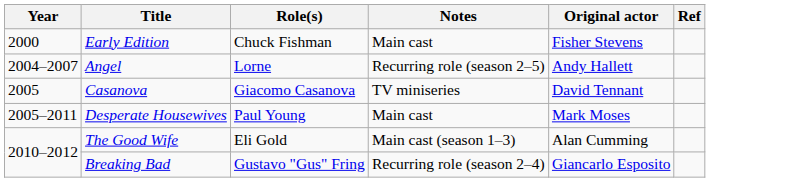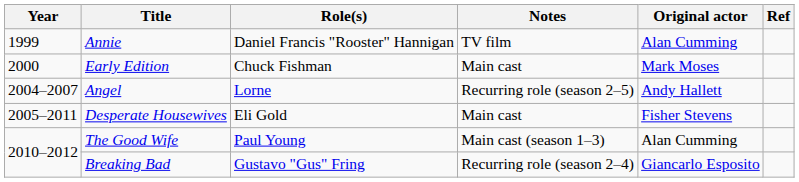+ row: (103, 41)
(597, 41) Fisher Stevens -> (680, 66) Mark Moses
- row: (116, 90)
(270, 115) Paul Young -> (261, 115) Eli Gold
(591, 115) Mark Moses -> (687, 115) Fisher Stevens
(261, 139) Eli Gold -> (270, 139) Paul Young
